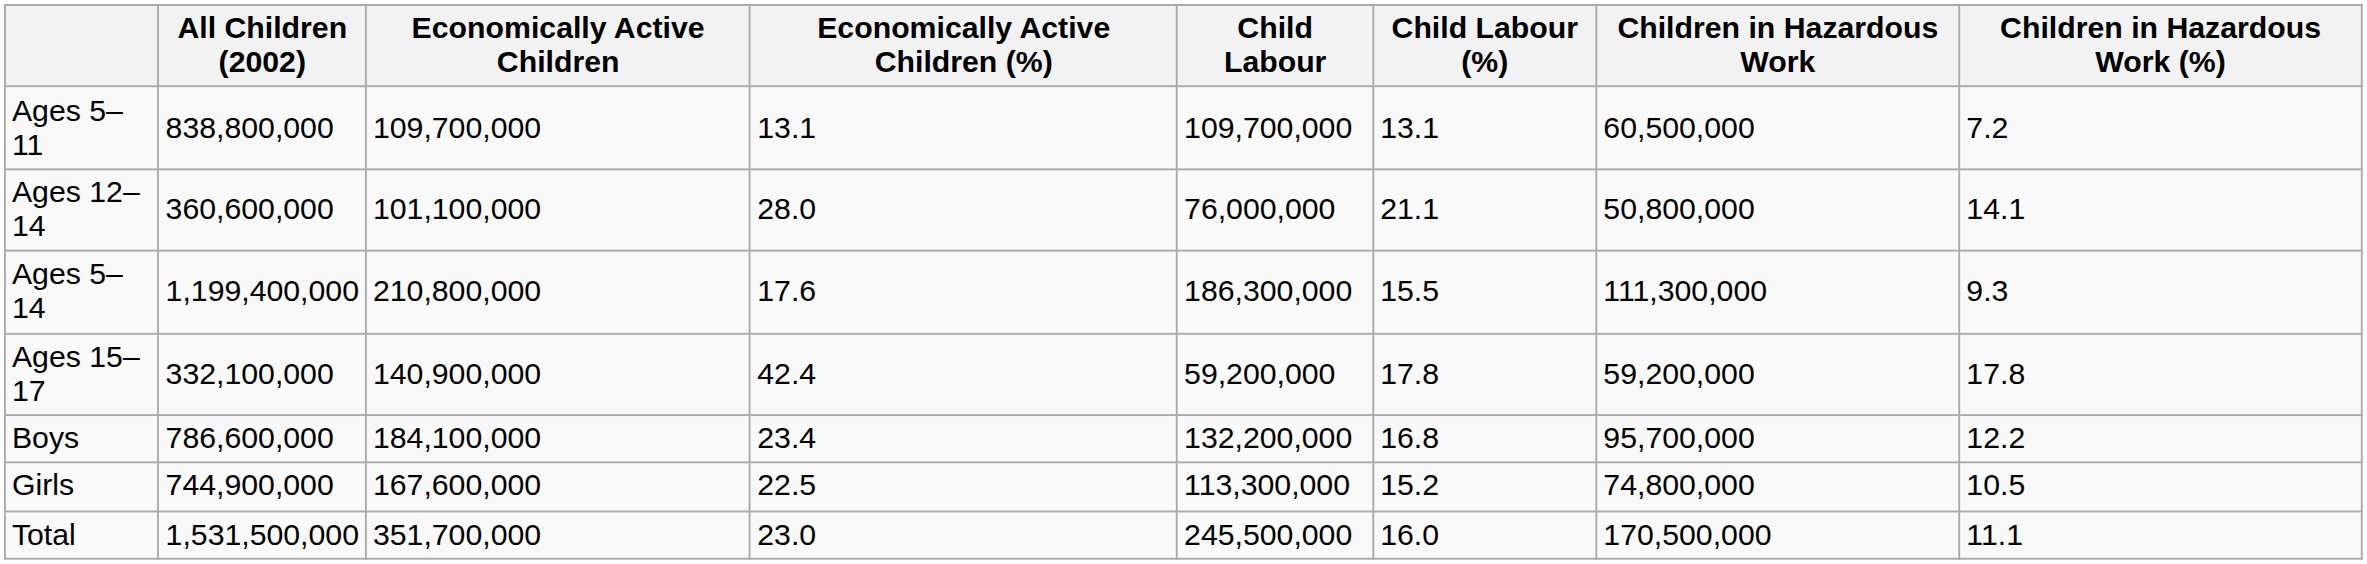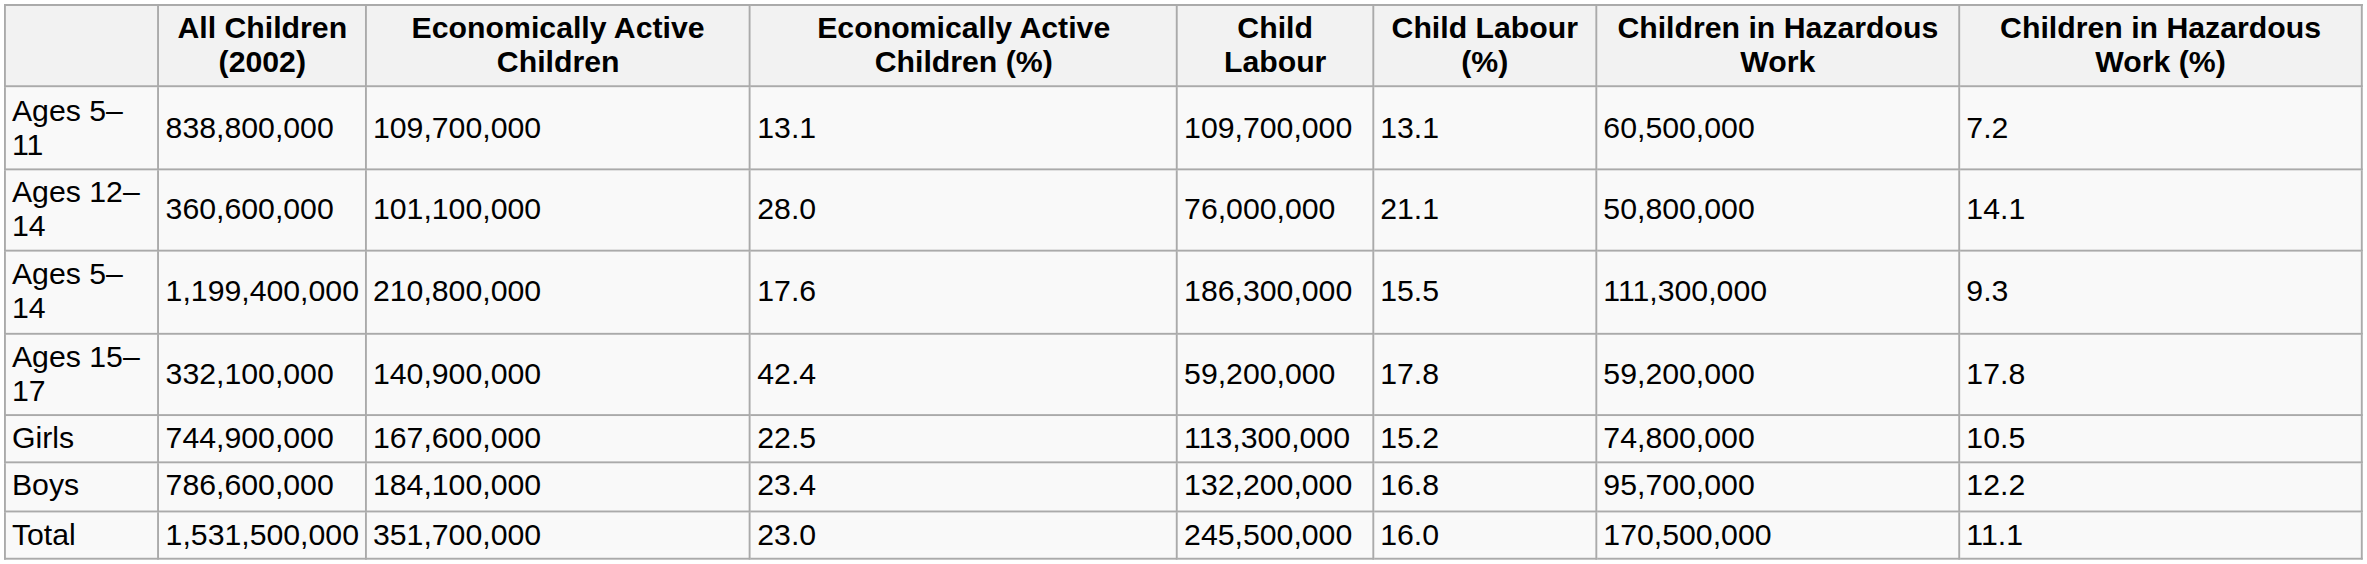rows swapped: (46, 438) <-> (43, 486)
